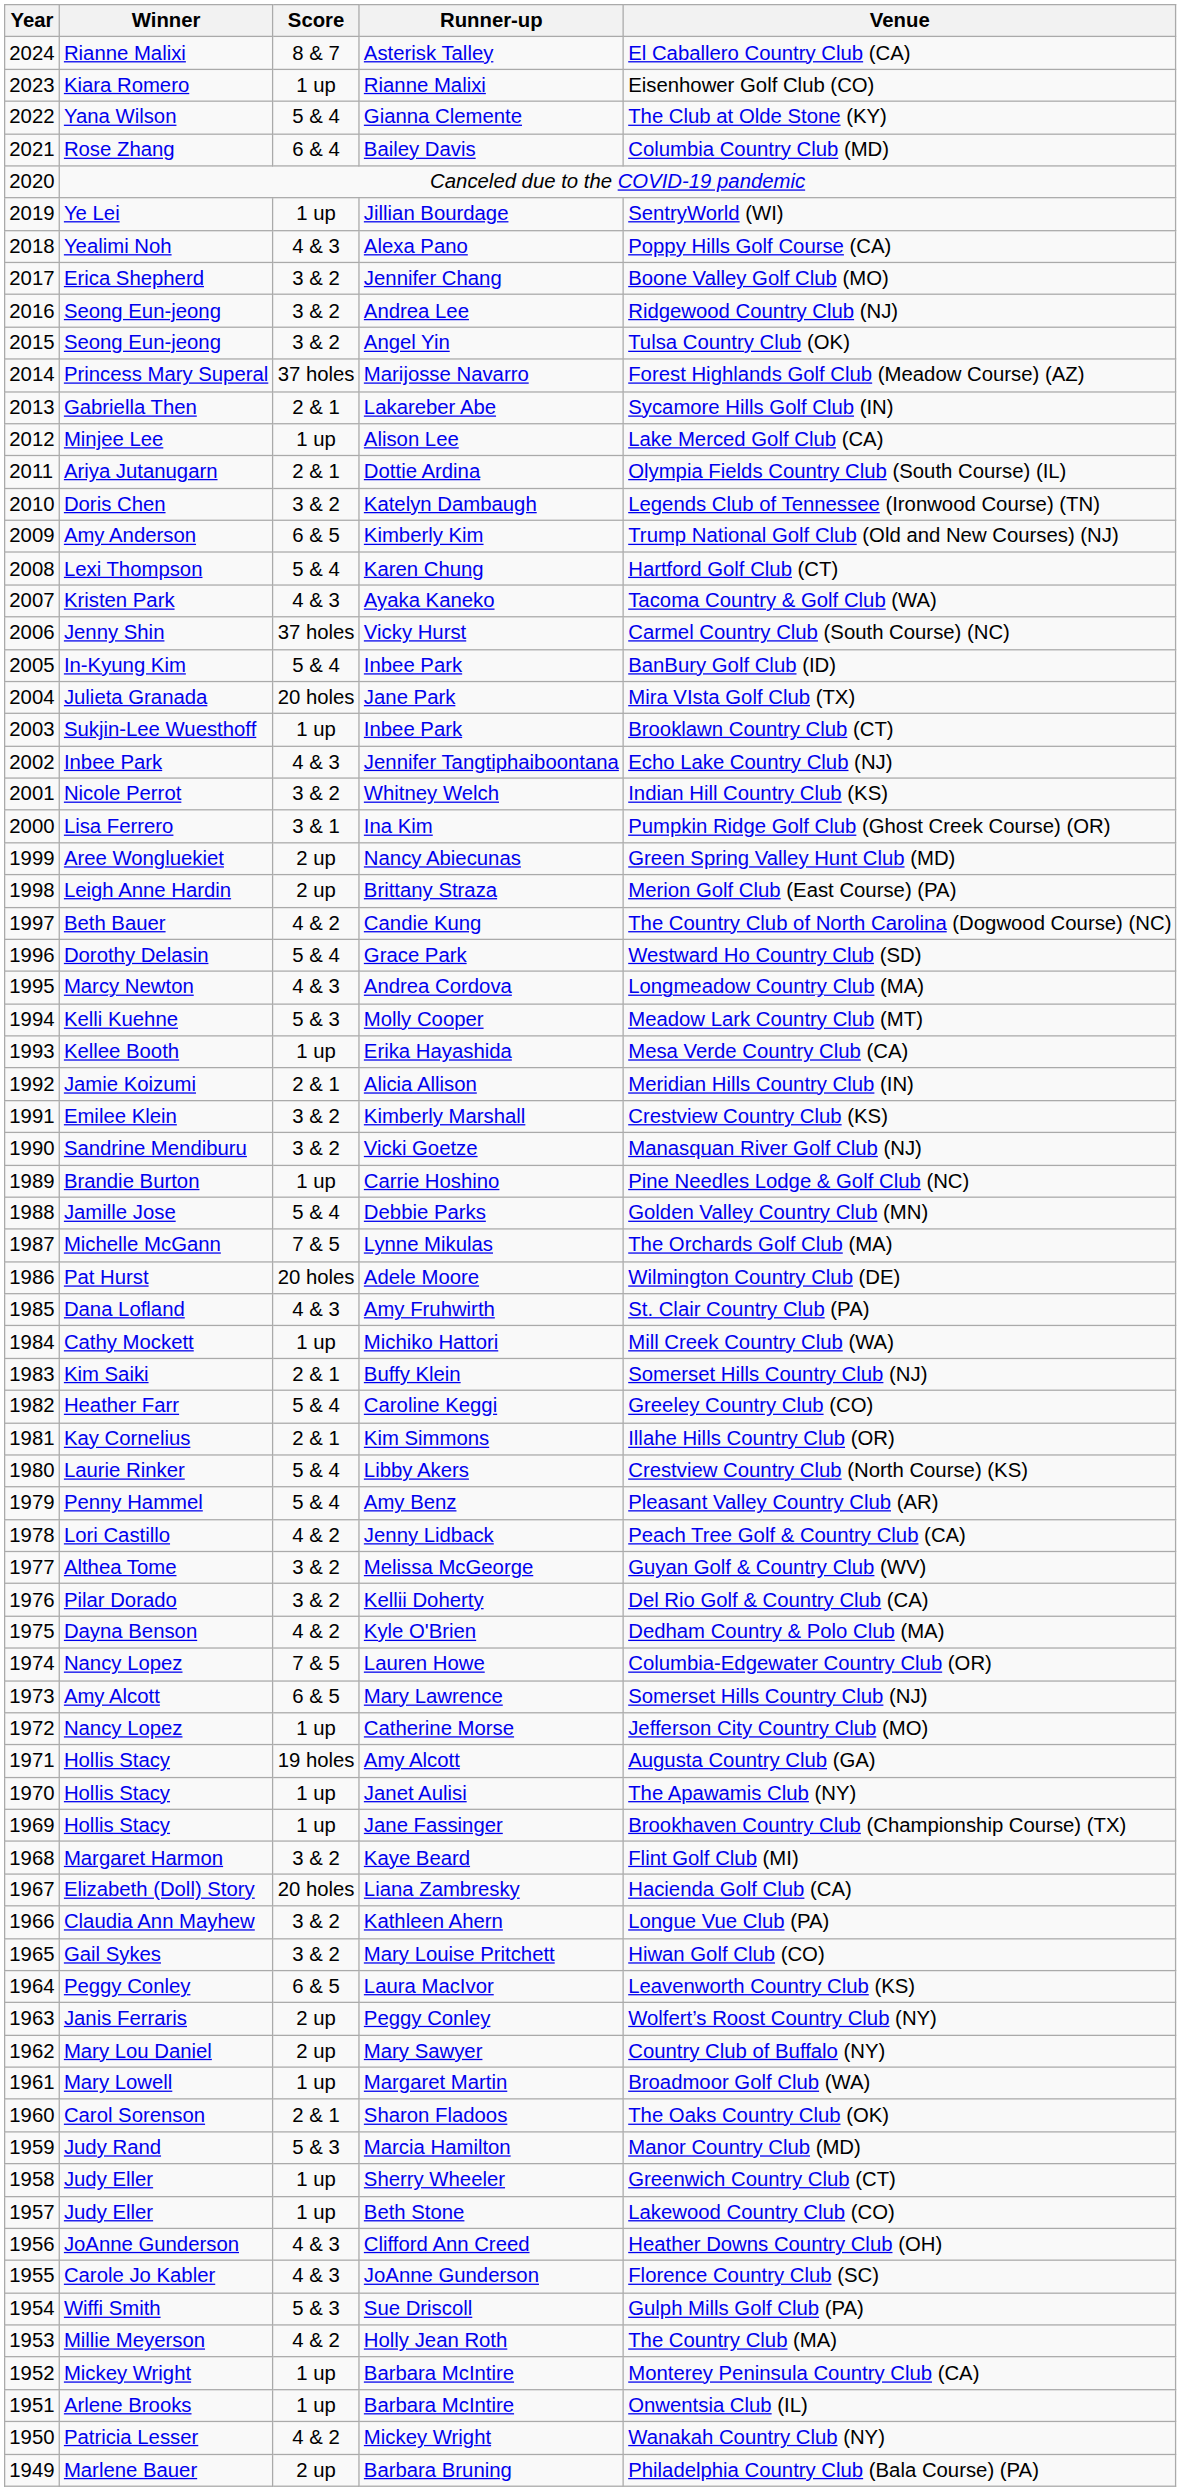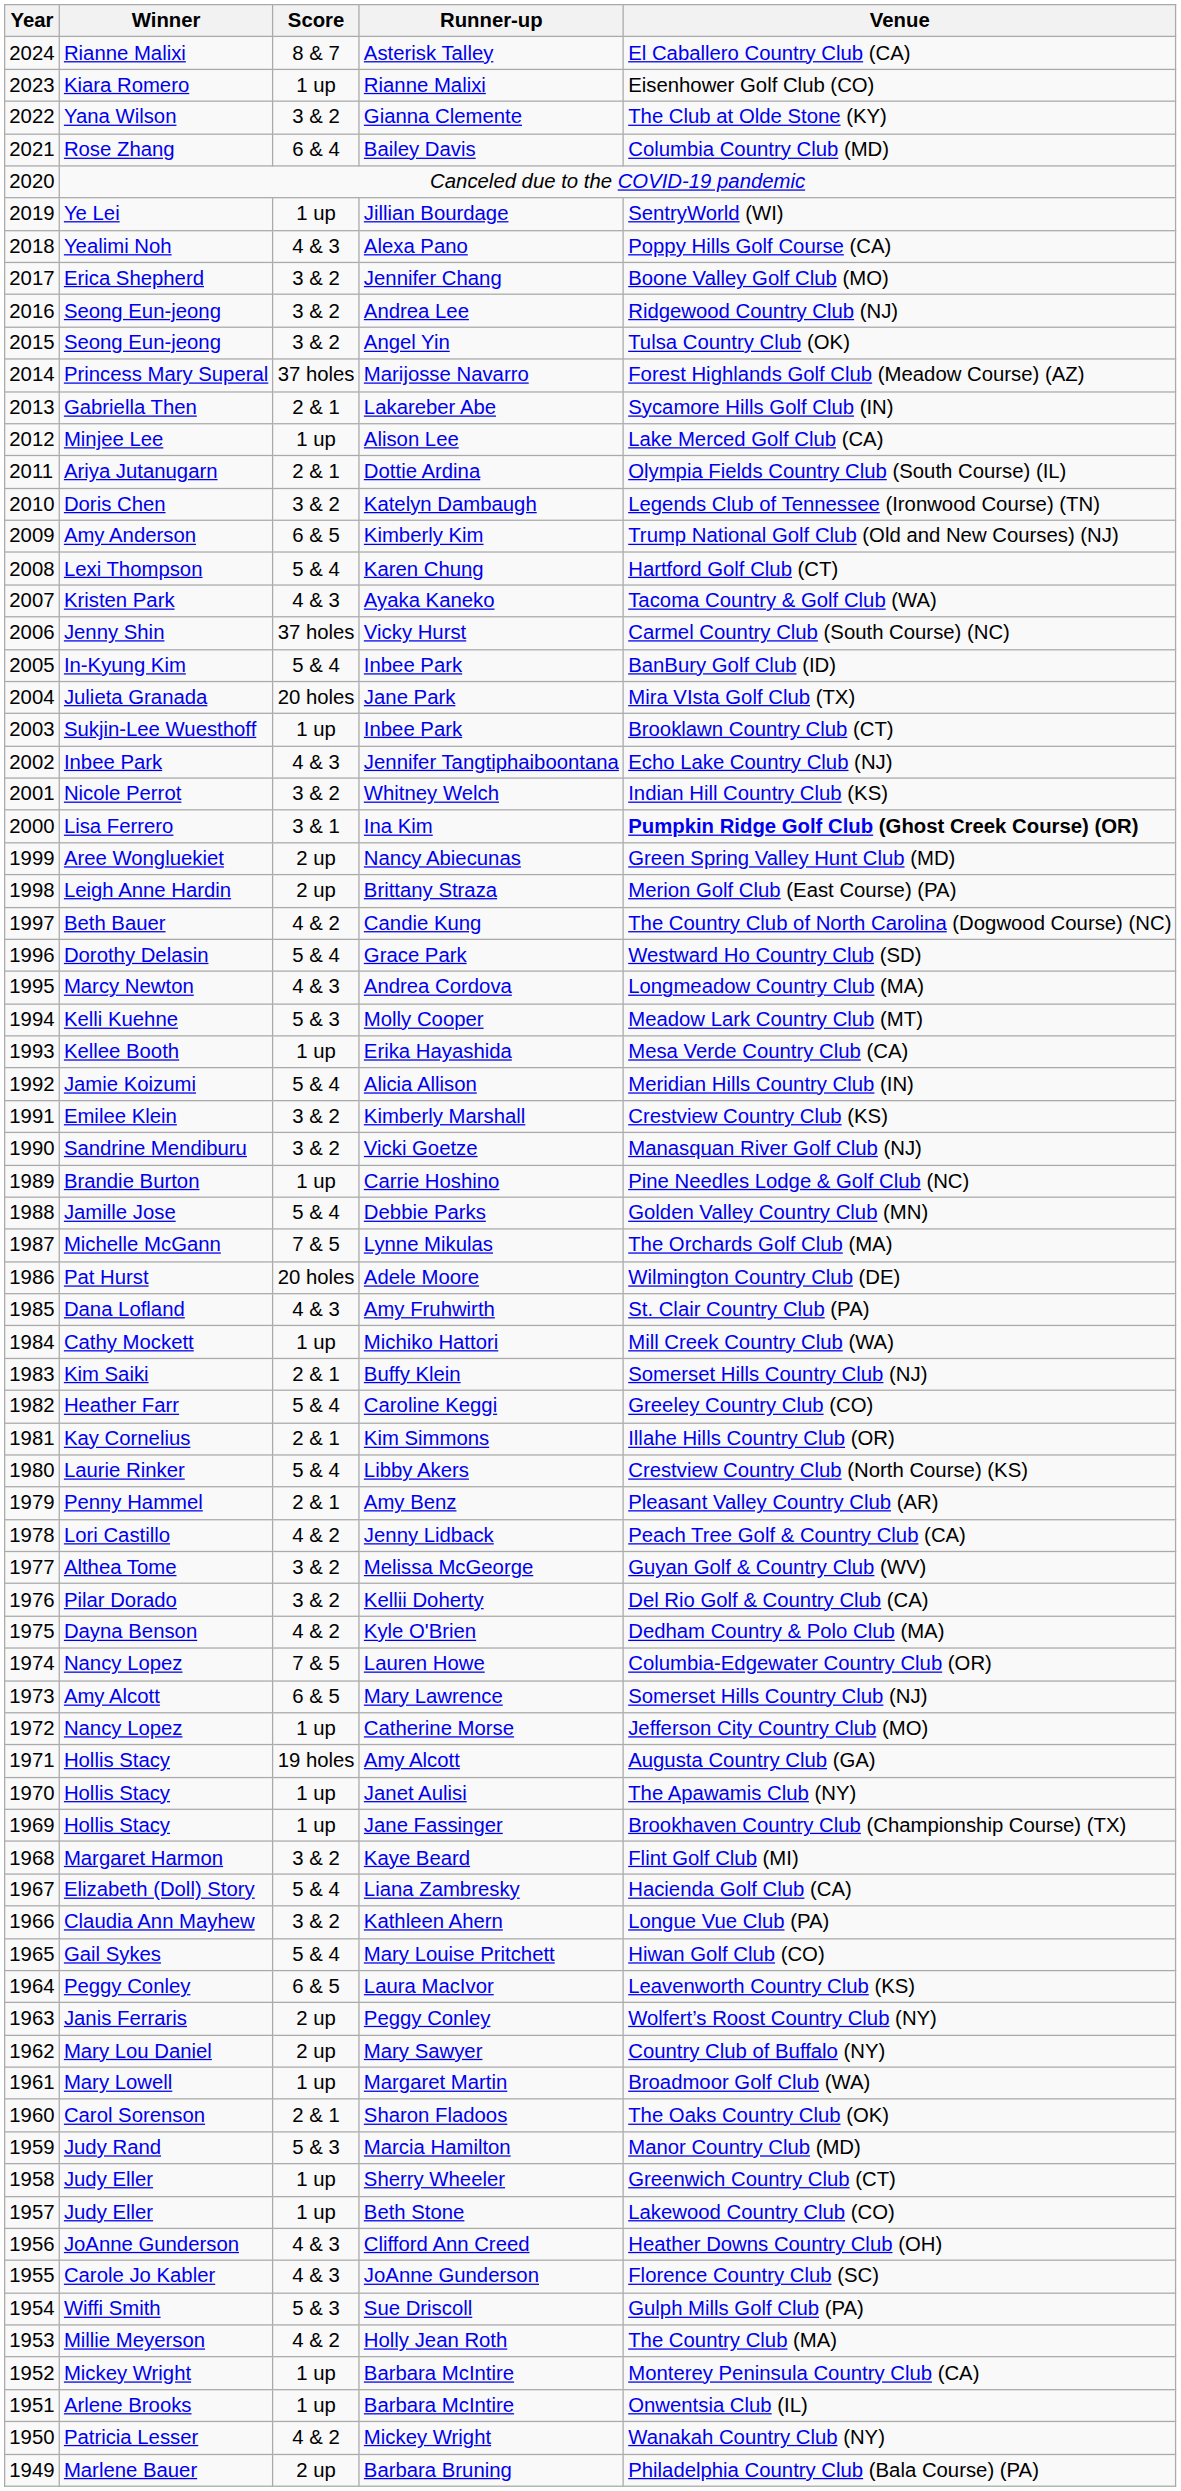(316, 117) 5 & 4 -> (316, 117) 3 & 2
(869, 826) normal -> (883, 826) bold
(316, 1084) 2 & 1 -> (316, 1084) 5 & 4
(316, 1503) 5 & 4 -> (316, 1503) 2 & 1
(316, 1889) 20 holes -> (316, 1889) 5 & 4
(316, 1954) 3 & 2 -> (316, 1954) 5 & 4
